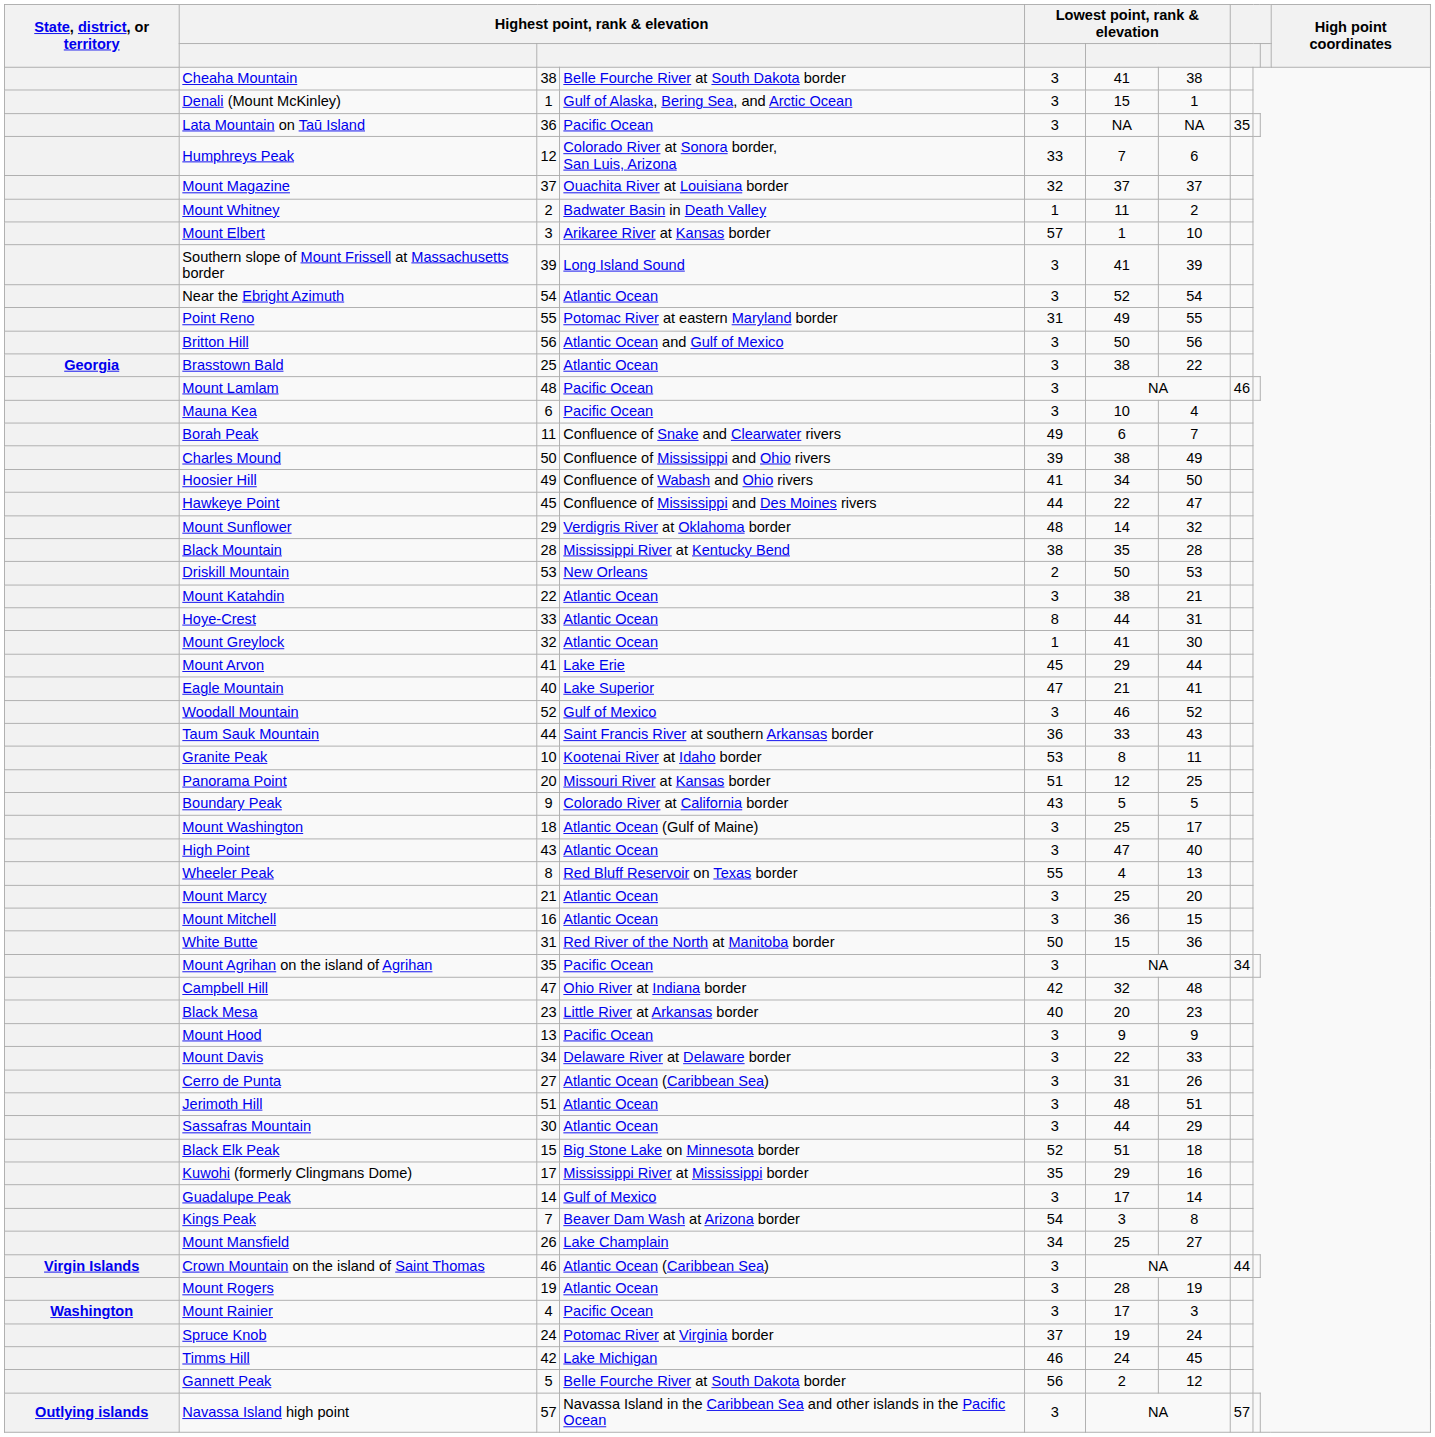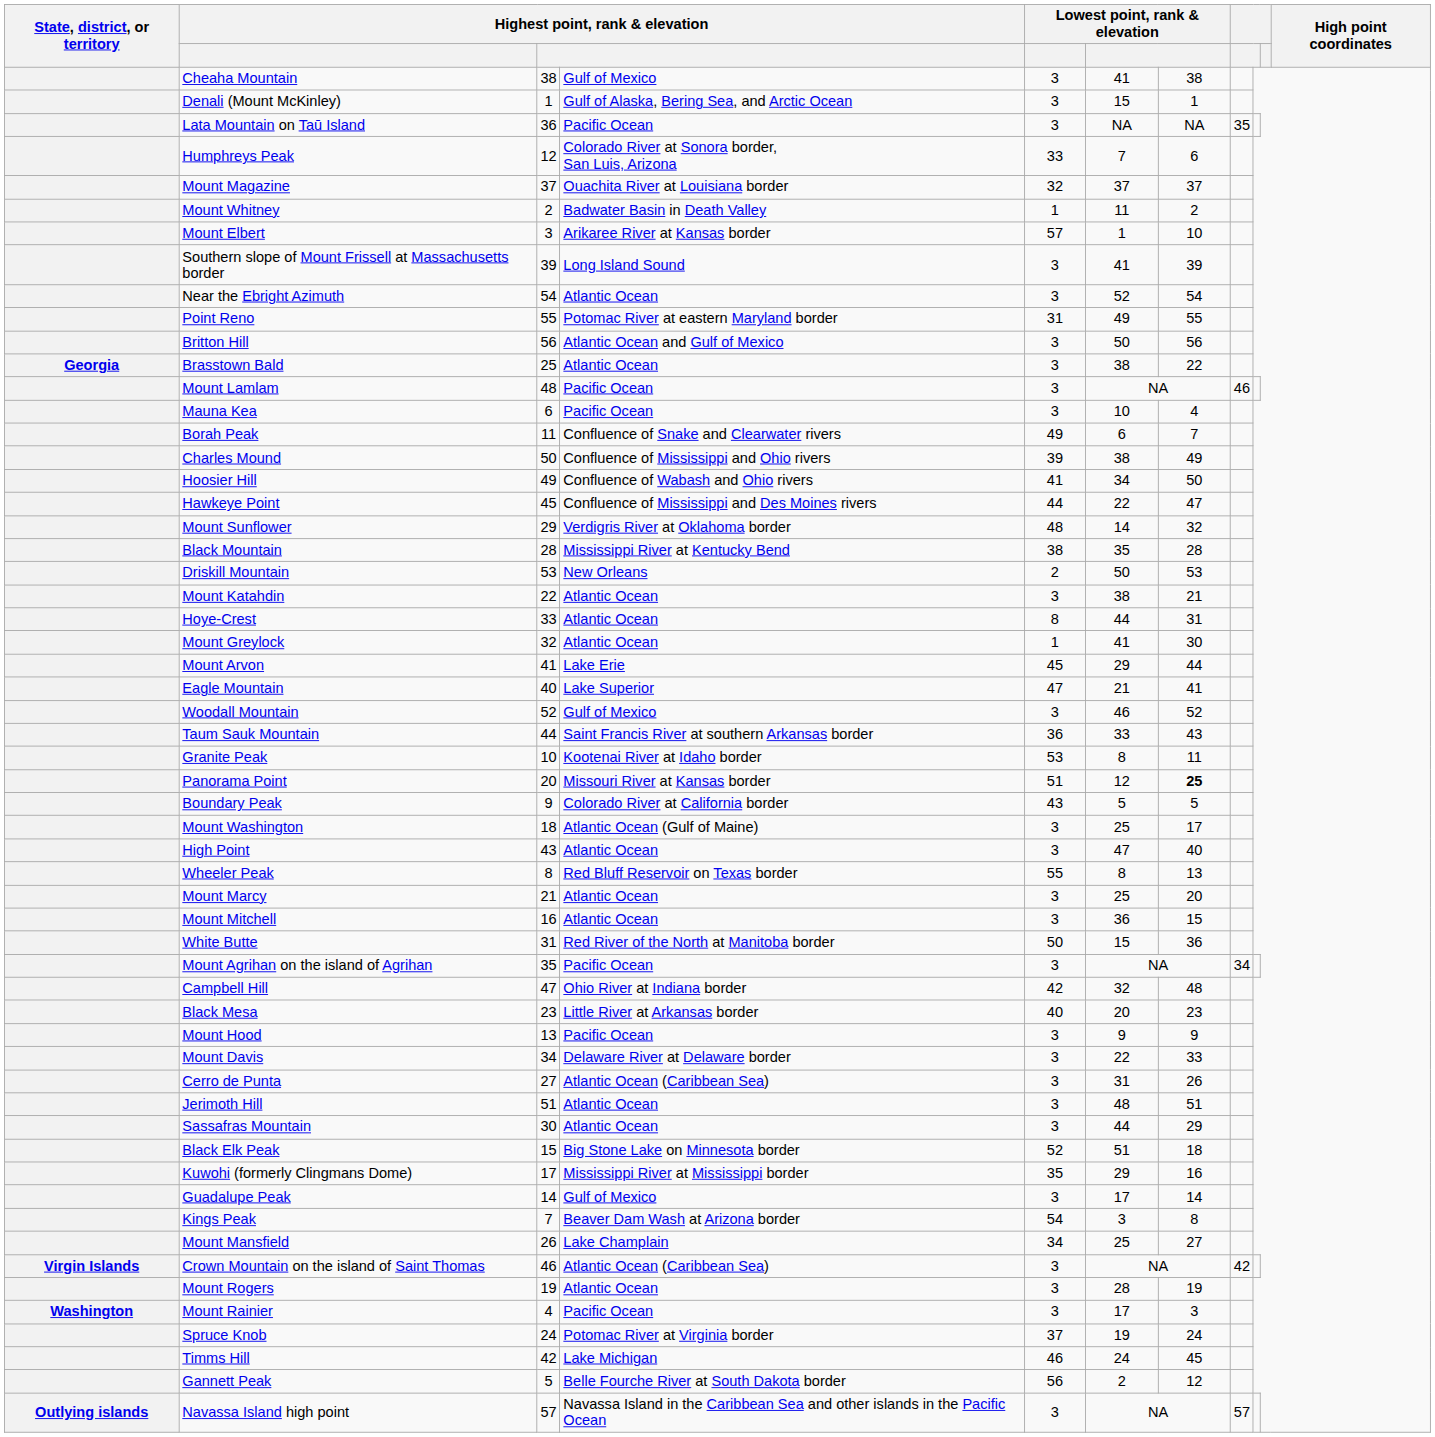(705, 78) Belle Fourche River at South Dakota border -> (610, 78) Gulf of Mexico
(1194, 781) normal -> (1194, 781) bold
(1122, 873) 4 -> (1122, 873) 8
(1242, 1265) 44 -> (1242, 1265) 42
